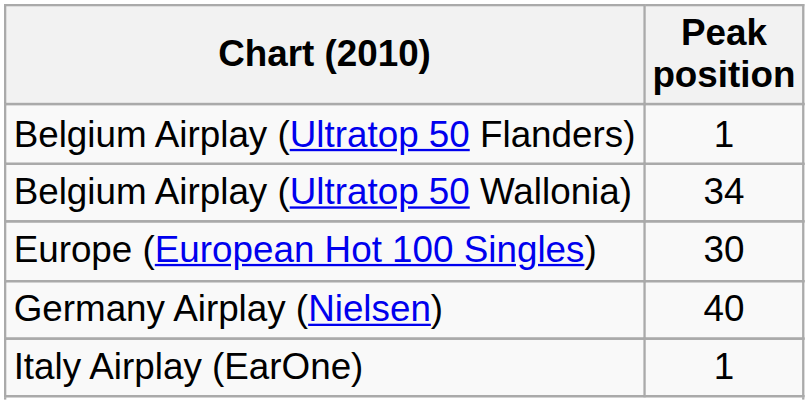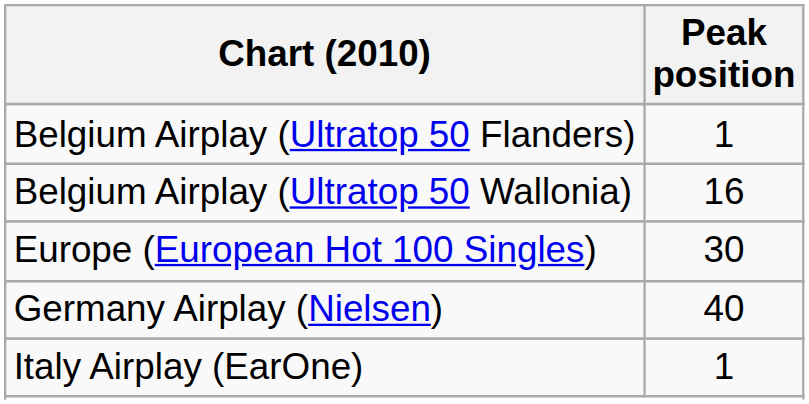(724, 191) 34 -> (724, 191) 16
